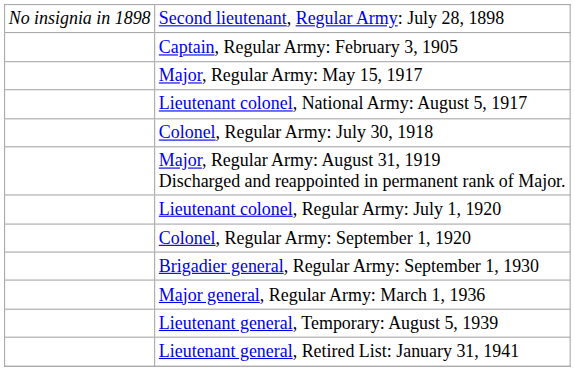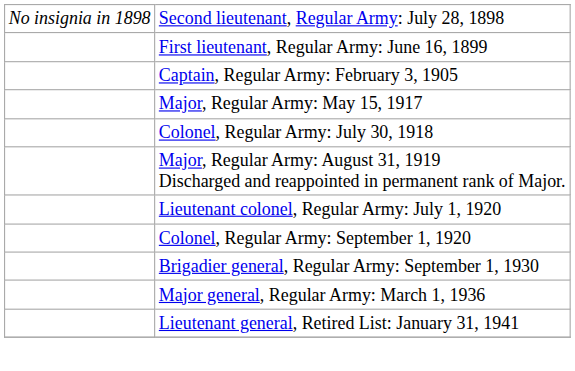+ row: (323, 47)
- row: (343, 103)
- row: (329, 323)
